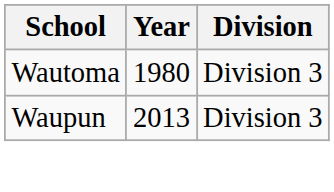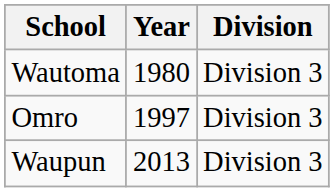+ row: (45, 117)
